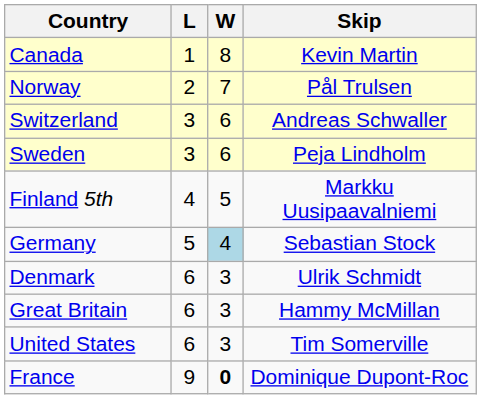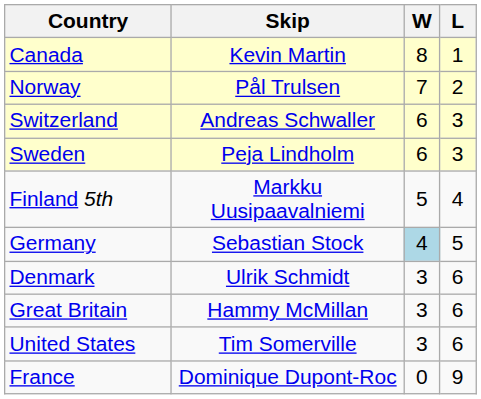columns swapped: (359, 21) <-> (189, 21)
(225, 377) bold -> (422, 377) normal
